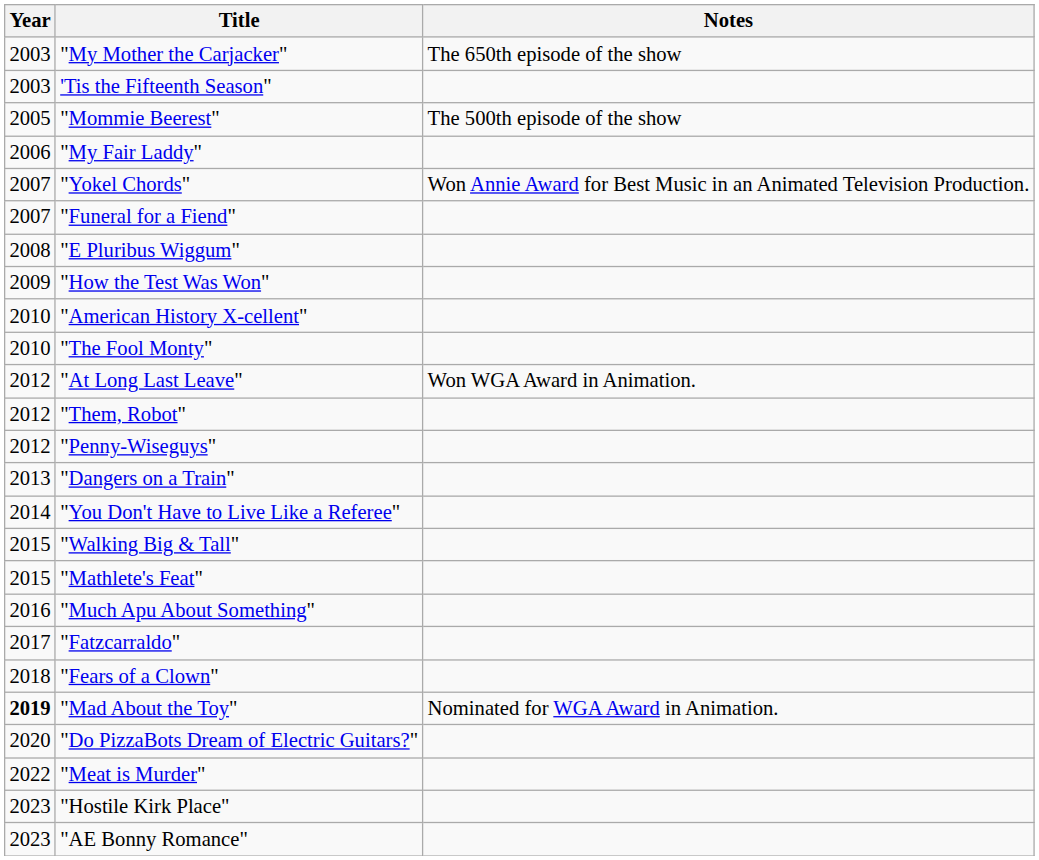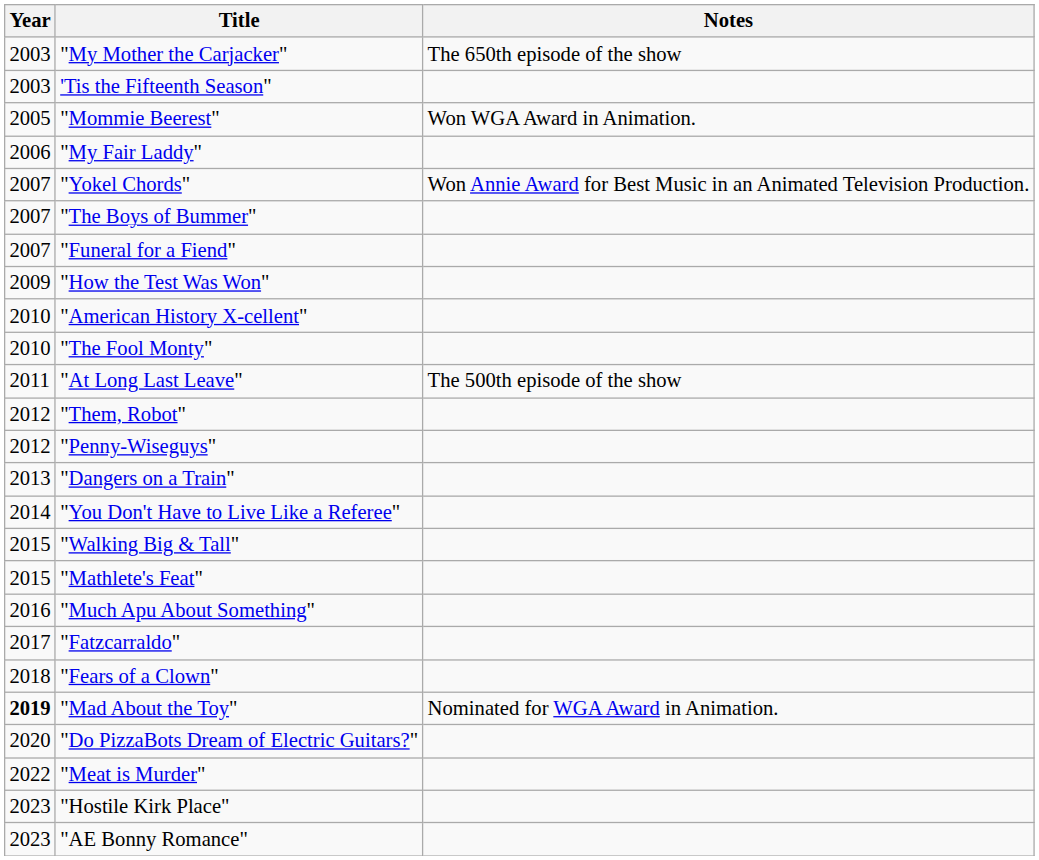(555, 119) The 500th episode of the show -> (562, 119) Won WGA Award in Animation.
+ row: (158, 217)
- row: (150, 250)
(30, 380) 2012 -> (30, 380) 2011
(562, 380) Won WGA Award in Animation. -> (555, 380) The 500th episode of the show
